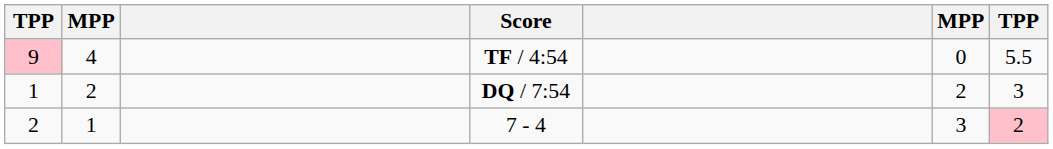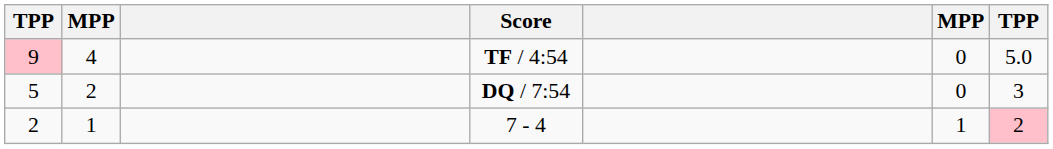(1018, 56) 5.5 -> (1018, 56) 5.0
(33, 90) 1 -> (33, 90) 5
(961, 90) 2 -> (961, 90) 0
(961, 125) 3 -> (961, 125) 1
